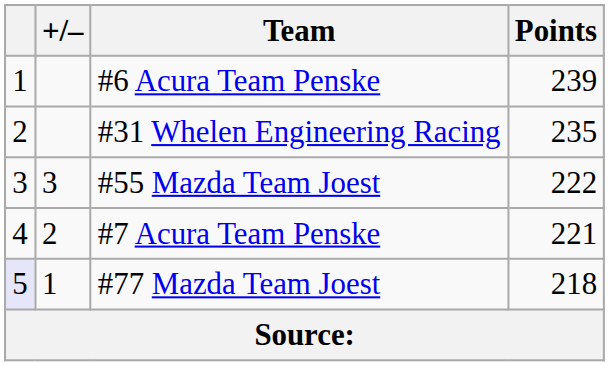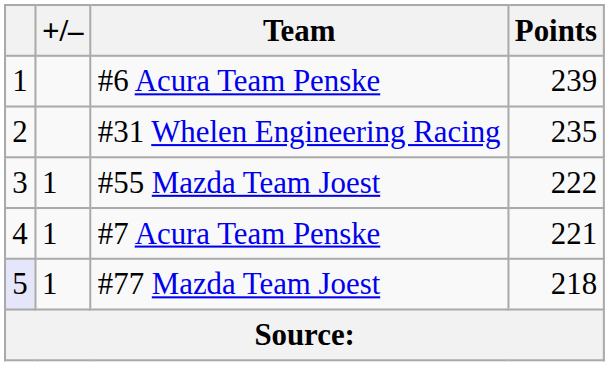(50, 182) 3 -> (50, 182) 1
(50, 233) 2 -> (50, 233) 1
